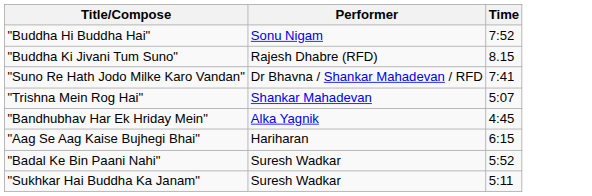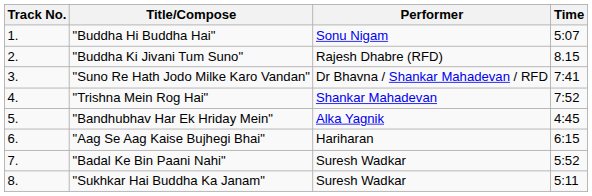+ column: (37, 14)
(502, 35) 7:52 -> (567, 35) 5:07
(502, 98) 5:07 -> (567, 98) 7:52
